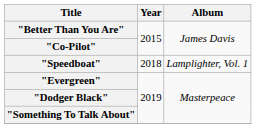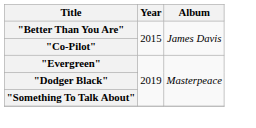- row: (71, 64)
